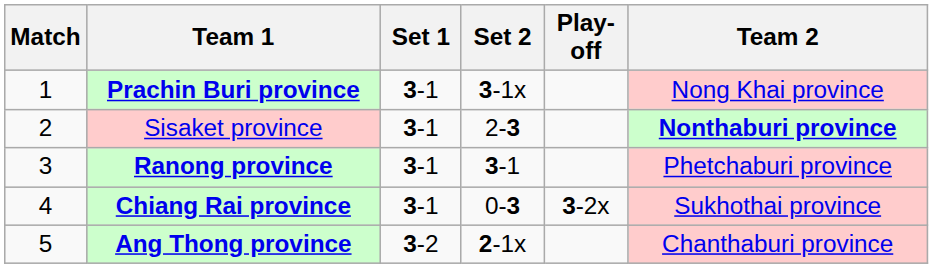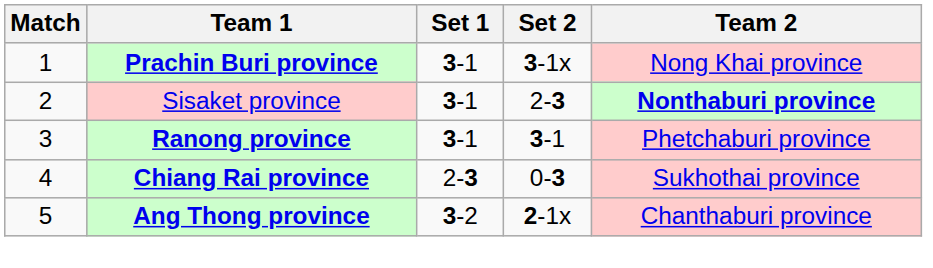- column: (586, 37)
(421, 205) 3-1 -> (460, 178) 2-3
